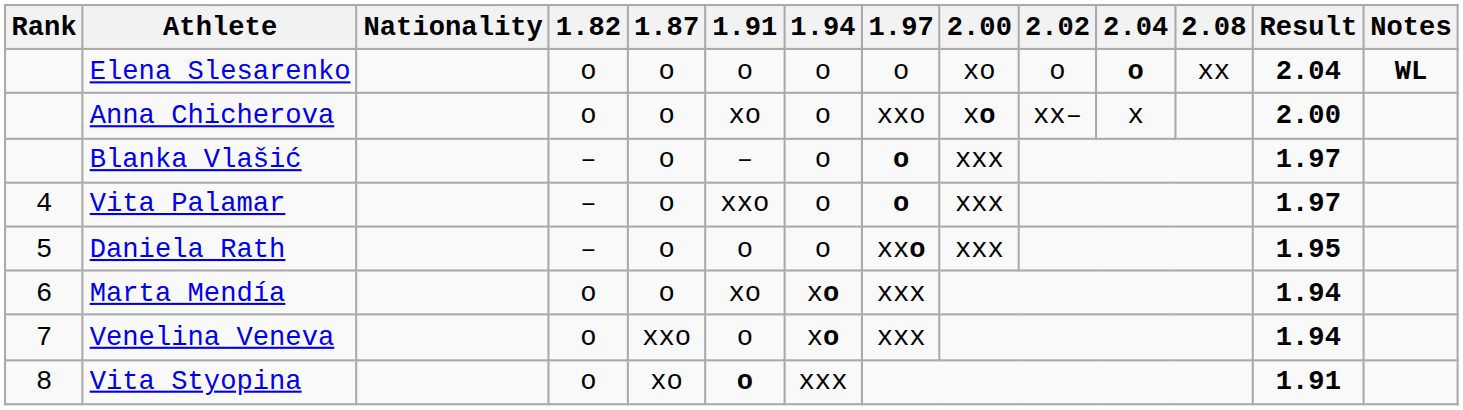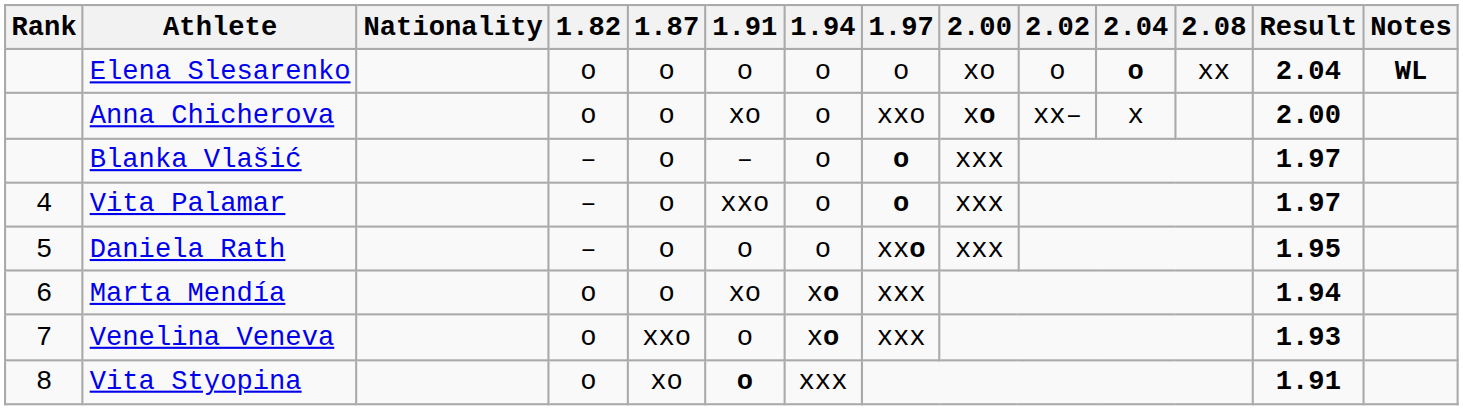(1308, 337) 1.94 -> (1308, 337) 1.93
